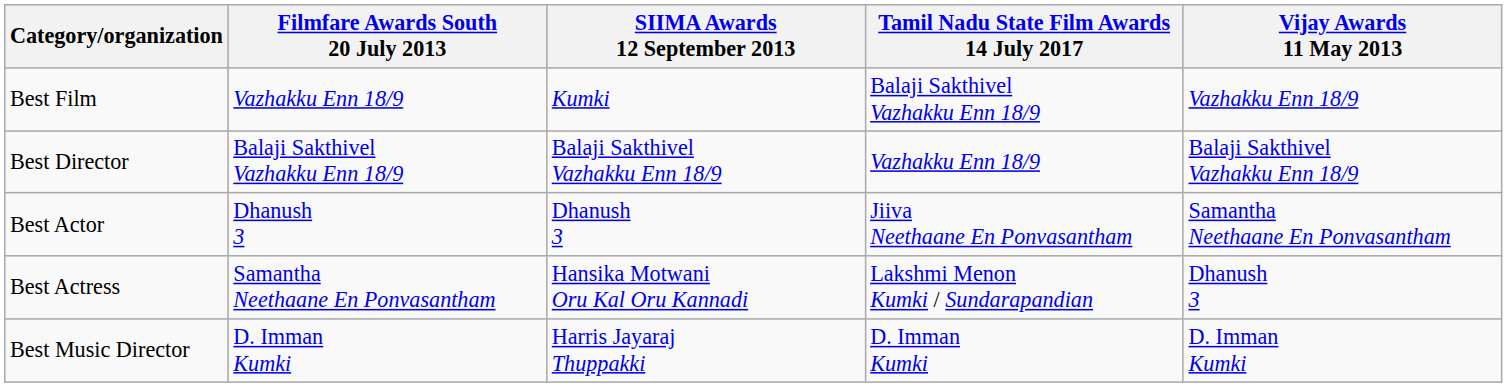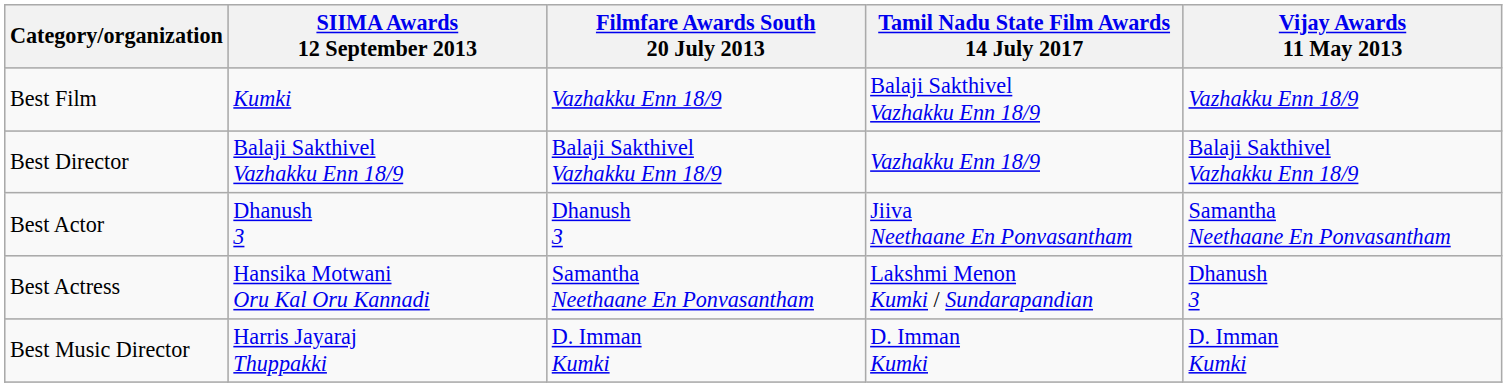columns swapped: (387, 36) <-> (706, 36)
